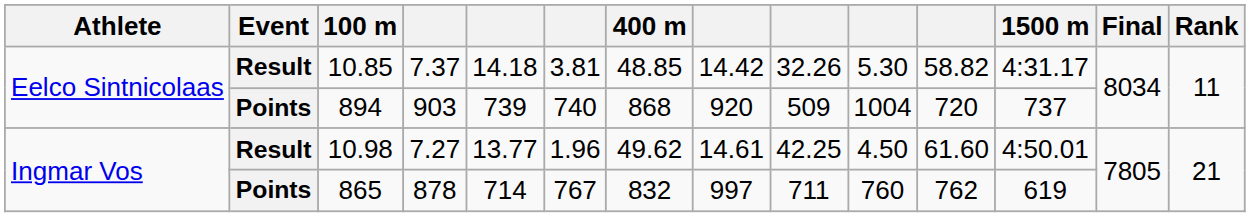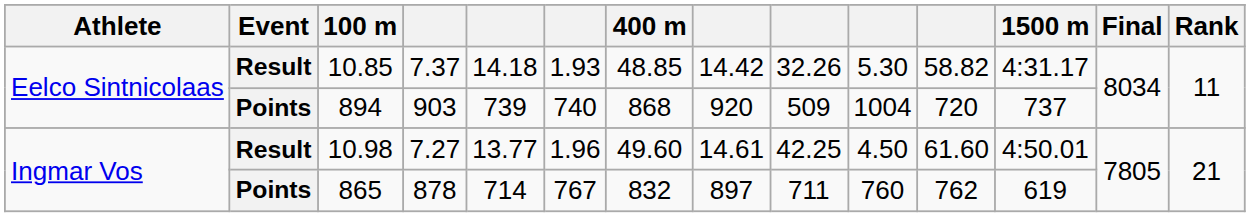(575, 67) 3.81 -> (575, 67) 1.93
(650, 149) 49.62 -> (650, 149) 49.60
(731, 191) 997 -> (731, 191) 897
